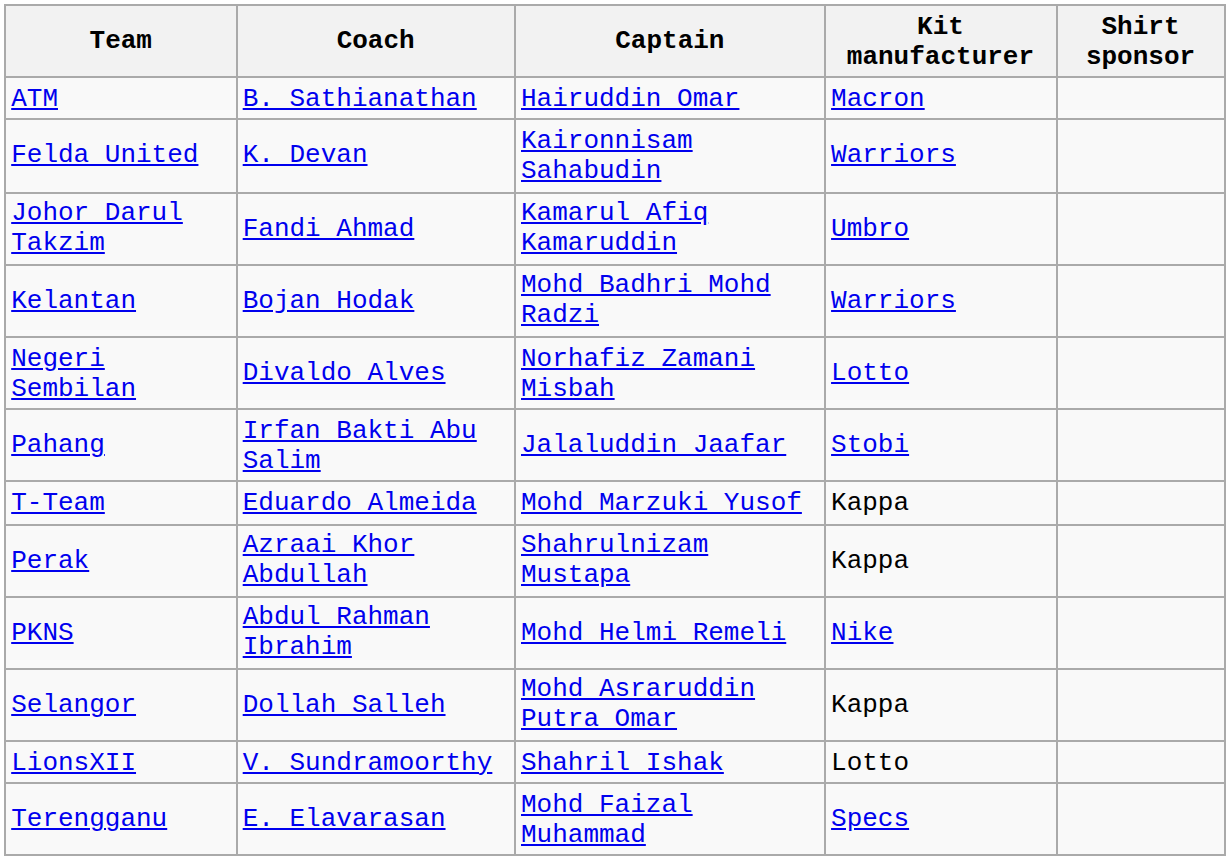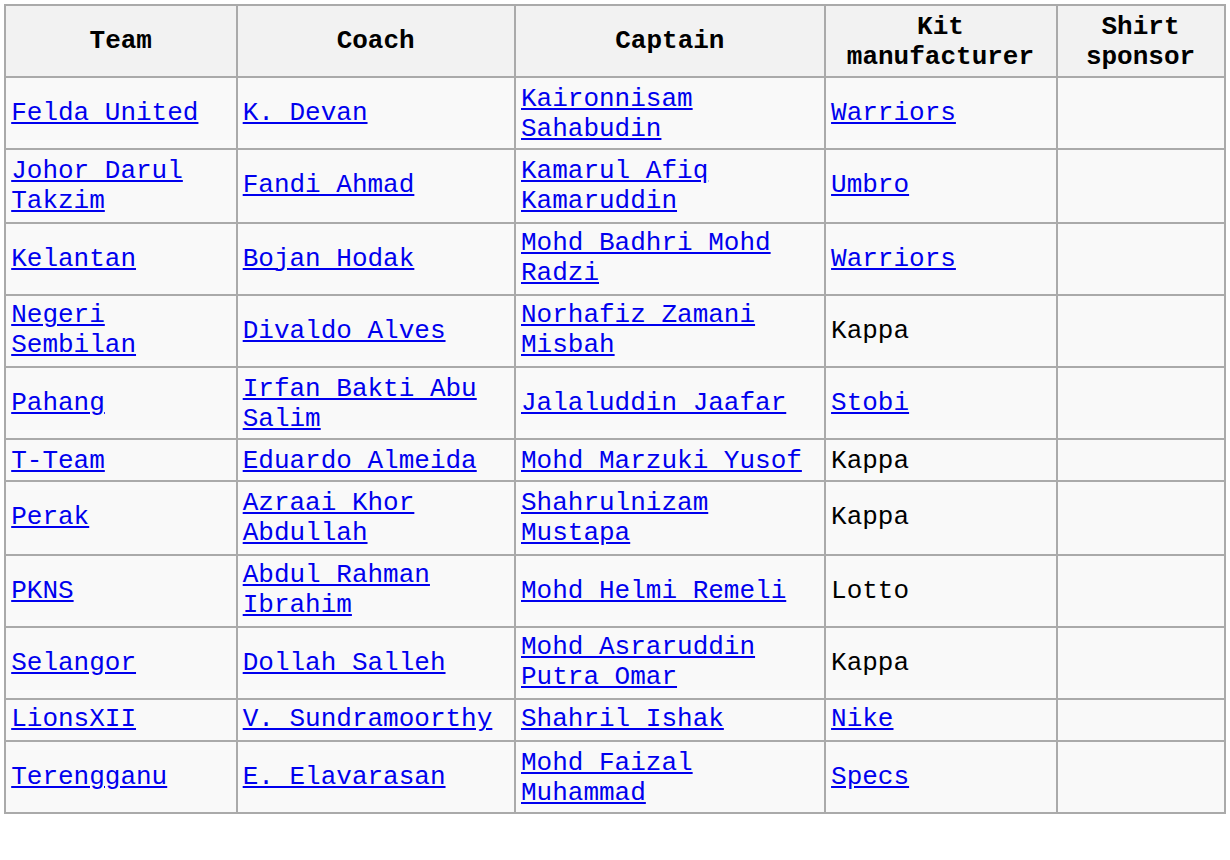- row: (35, 99)
(870, 373) Lotto -> (870, 331) Kappa
(862, 633) Nike -> (870, 590) Lotto
(870, 762) Lotto -> (862, 720) Nike
